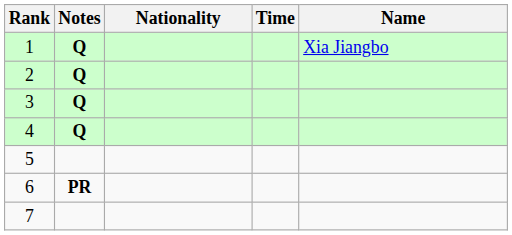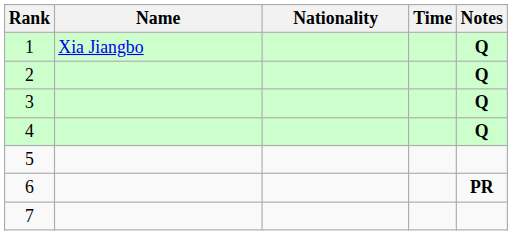columns swapped: (403, 18) <-> (80, 18)
